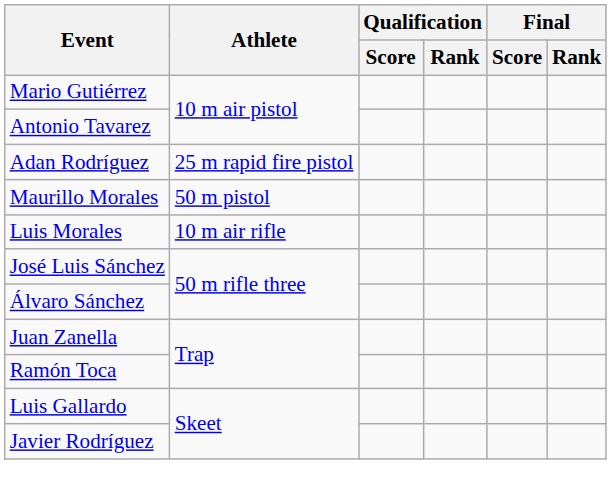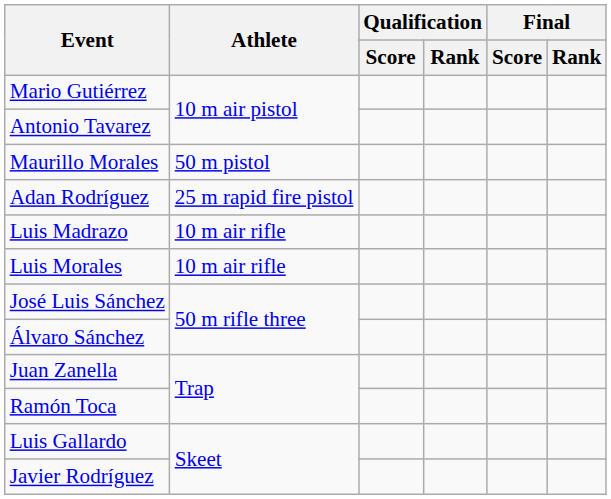rows swapped: (79, 161) <-> (84, 196)
+ row: (69, 231)
